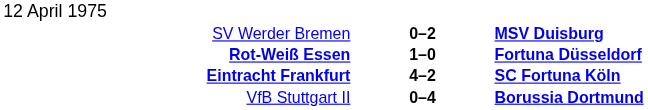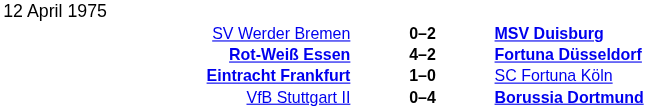(422, 55) 1–0 -> (422, 55) 4–2
(422, 76) 4–2 -> (422, 76) 1–0
(558, 76) bold -> (554, 76) normal
